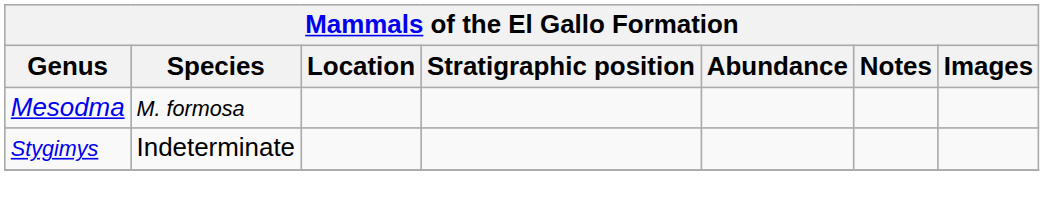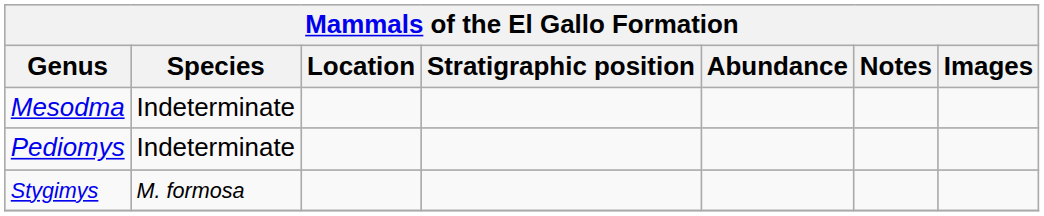(191, 108) M. formosa -> (216, 107) Indeterminate
+ row: (68, 148)
(216, 148) Indeterminate -> (191, 191) M. formosa
